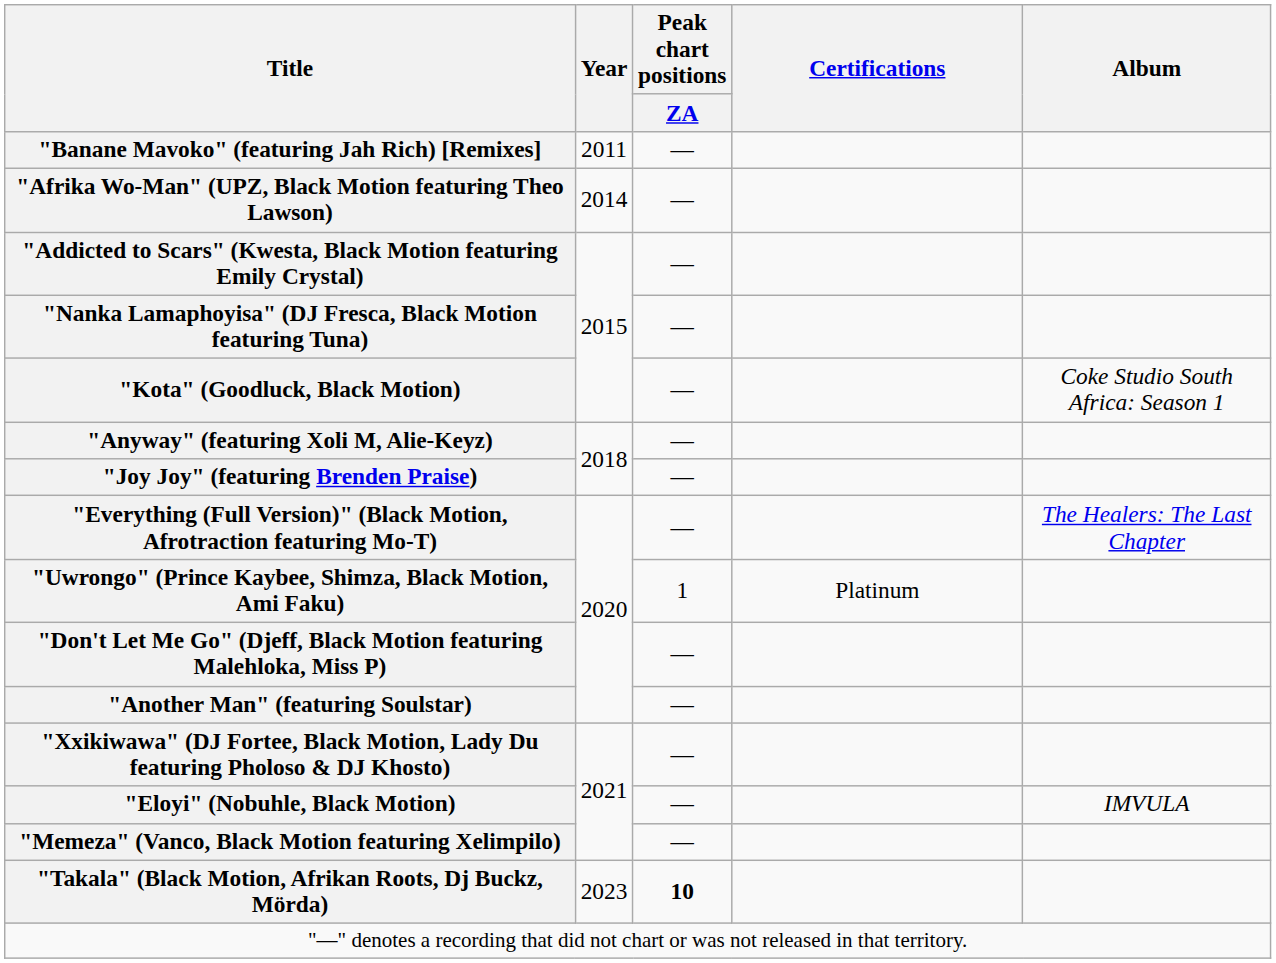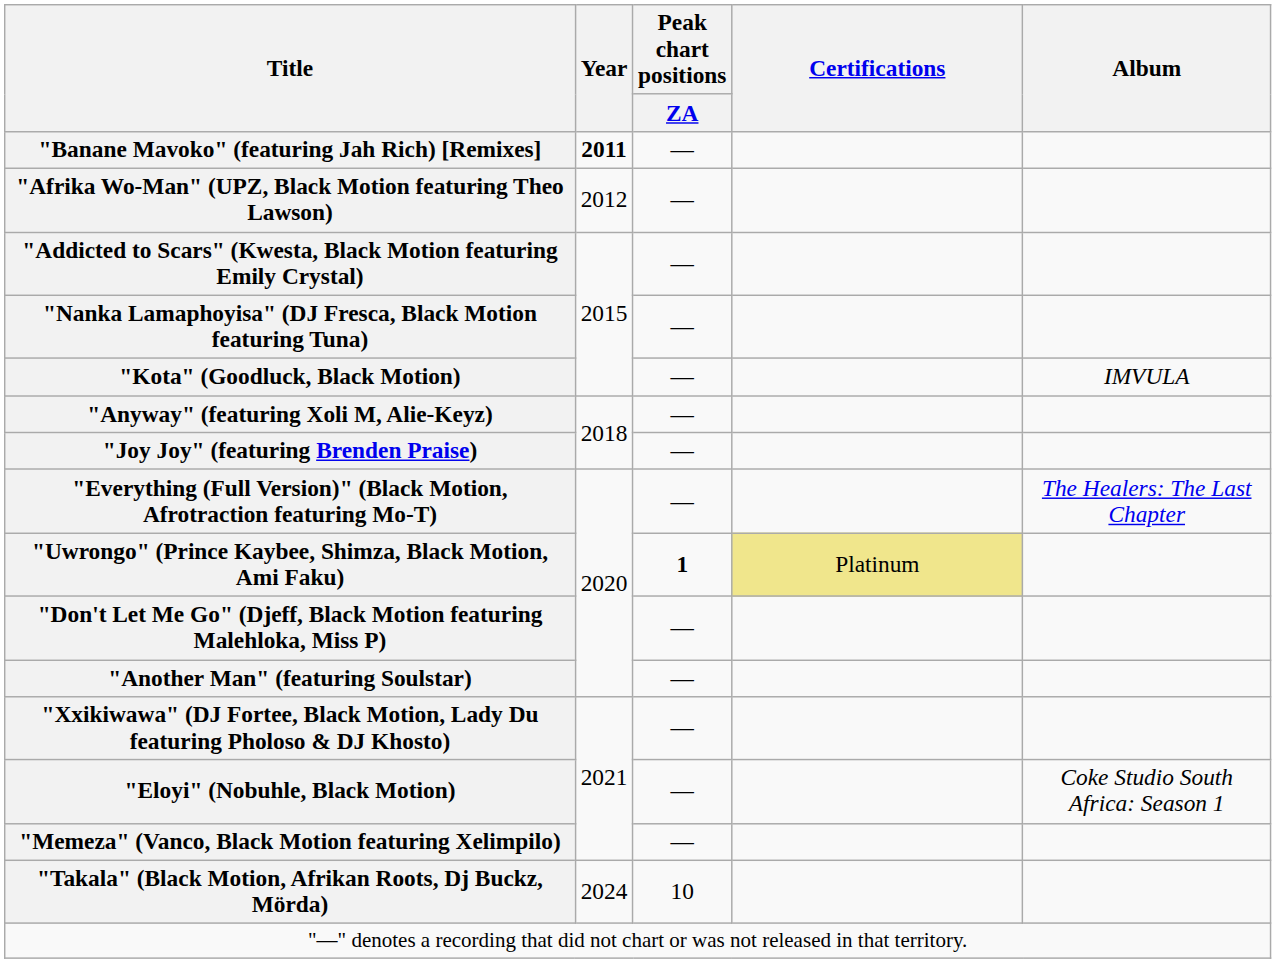(604, 149) normal -> (604, 149) bold
(604, 199) 2014 -> (604, 199) 2012
(1147, 389) Coke Studio South Africa: Season 1 -> (1147, 376) IMVULA
(682, 590) normal -> (682, 564) bold
(877, 590) no background -> (877, 564) khaki background
(1147, 804) IMVULA -> (1147, 791) Coke Studio South Africa: Season 1
(604, 891) 2023 -> (604, 891) 2024
(682, 891) bold -> (682, 891) normal
